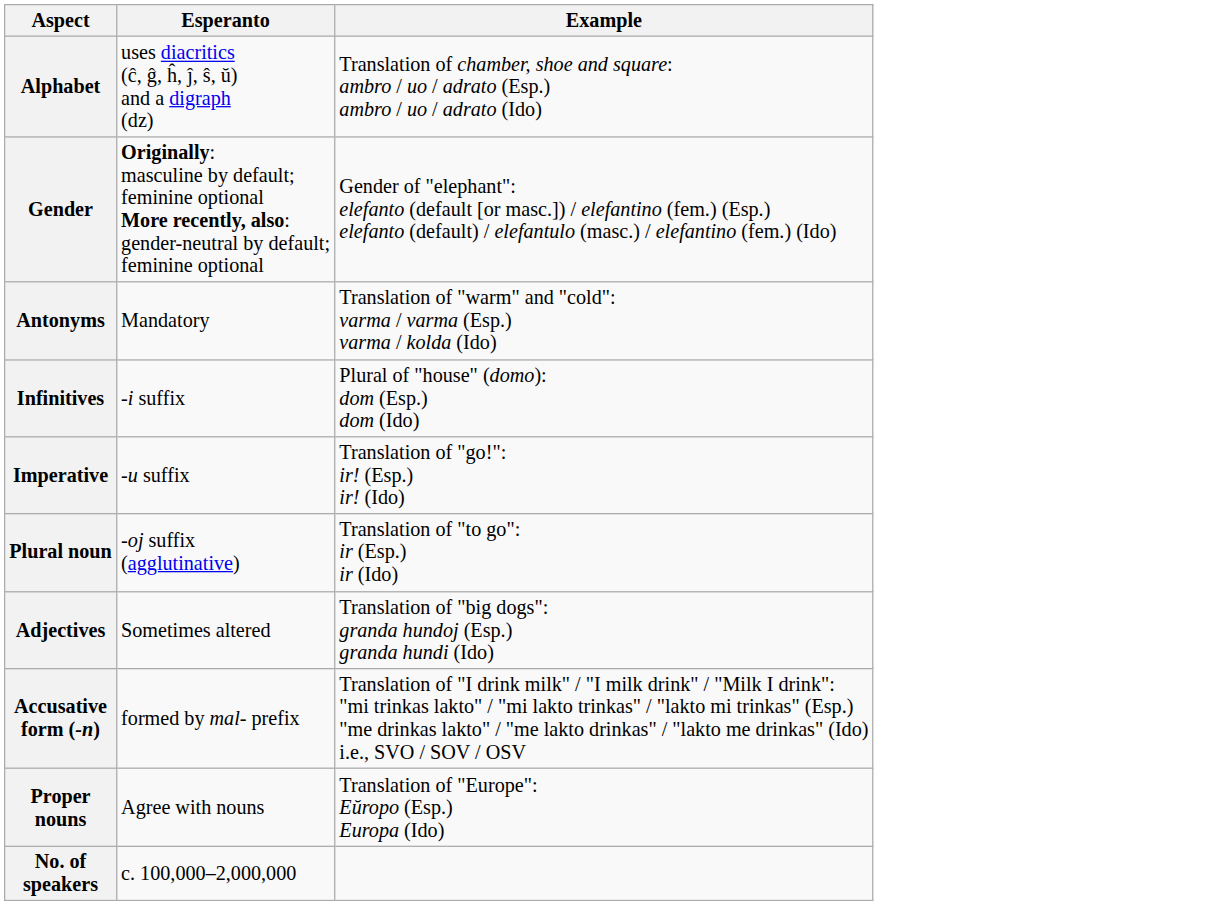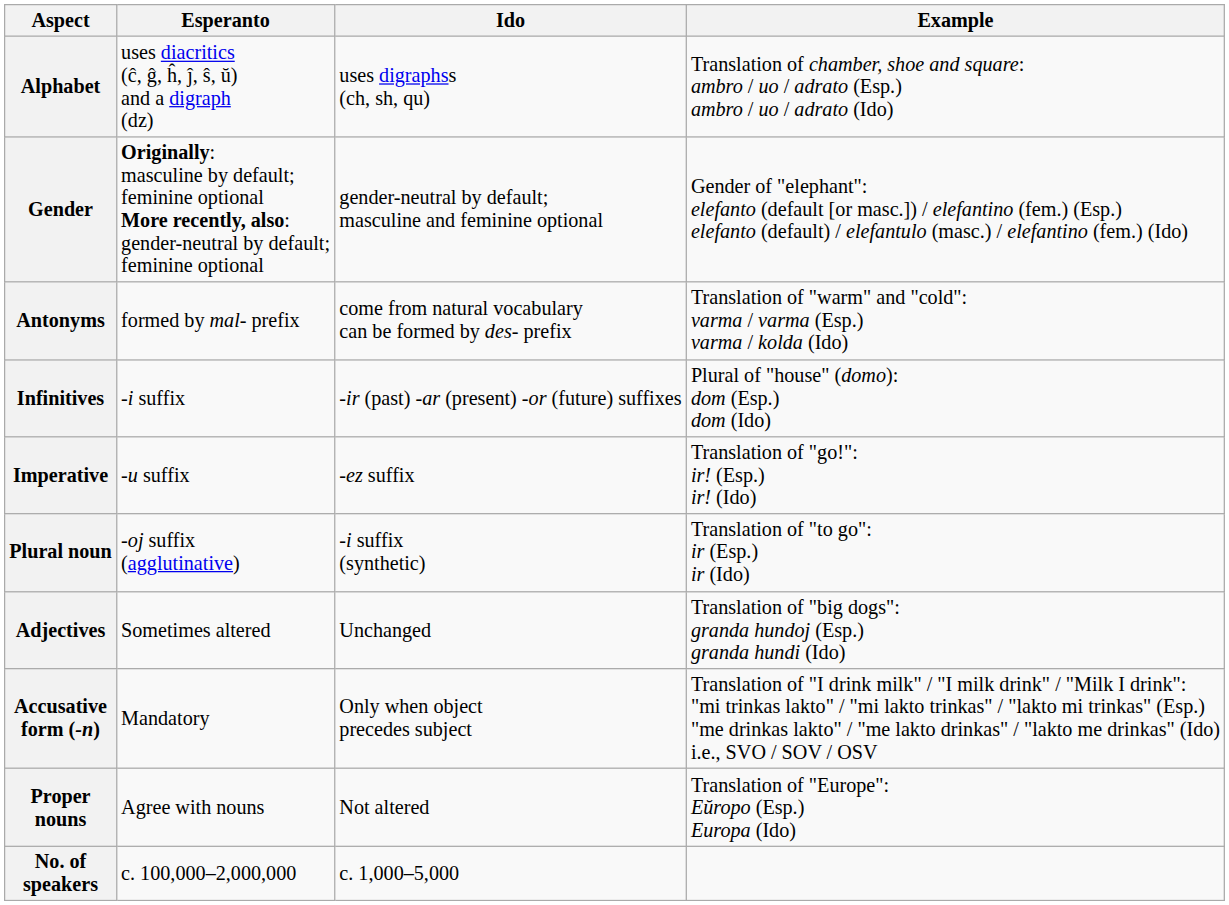+ column: (510, 20)
(165, 320) Mandatory -> (210, 320) formed by mal- prefix
(210, 718) formed by mal- prefix -> (165, 718) Mandatory
